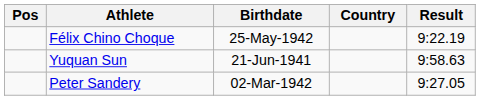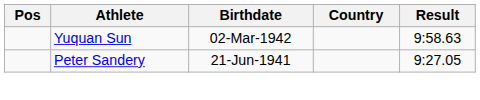- row: (112, 38)
(271, 60) 21-Jun-1941 -> (251, 38) 02-Mar-1942
(271, 83) 02-Mar-1942 -> (251, 60) 21-Jun-1941
